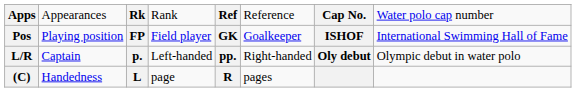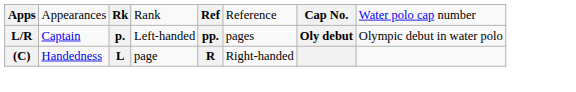- row: (22, 35)
(278, 56) Right-handed -> (240, 35) pages
(258, 77) pages -> (260, 56) Right-handed
